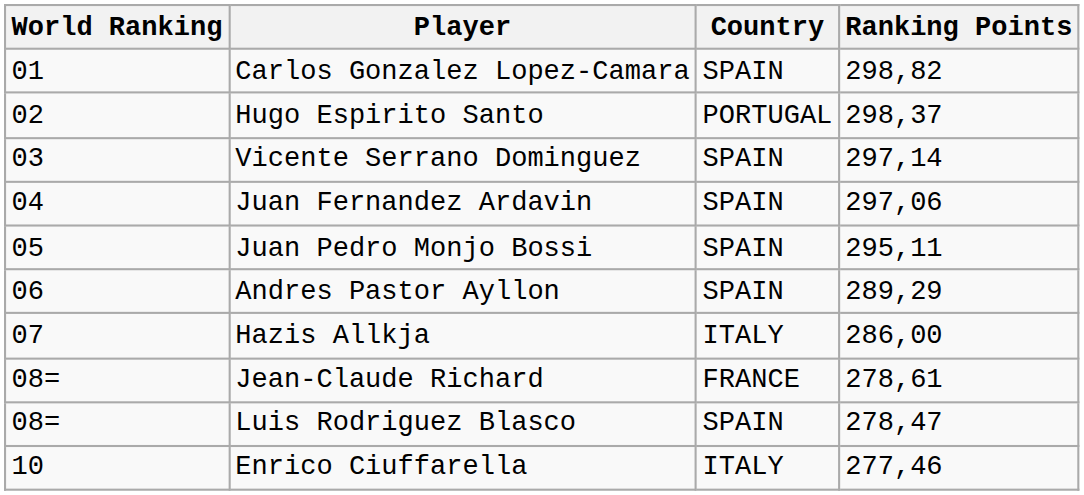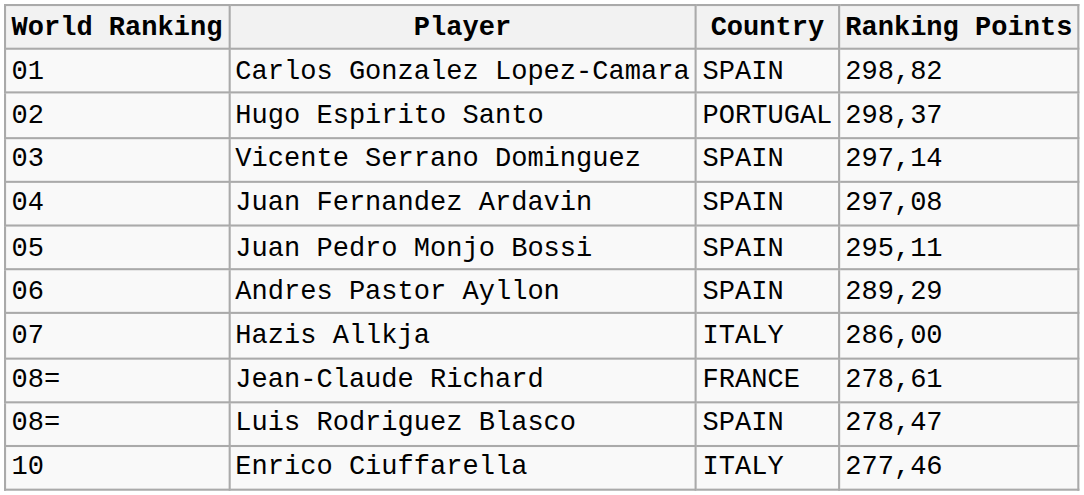(894, 203) 297,06 -> (894, 203) 297,08
